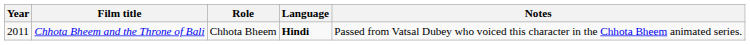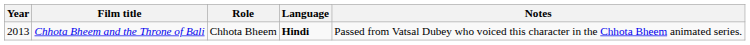(18, 31) 2011 -> (18, 31) 2013
